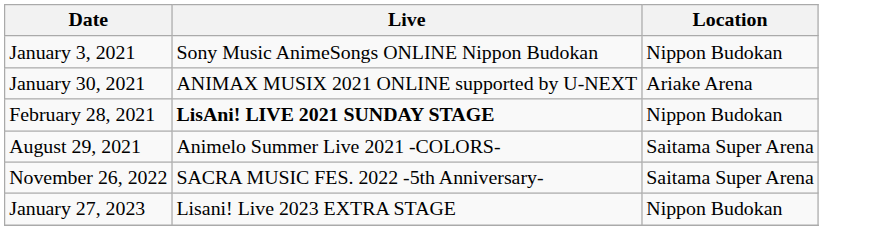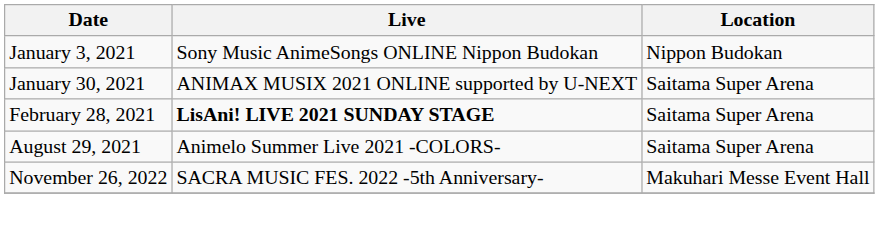(699, 83) Ariake Arena -> (730, 83) Saitama Super Arena
(714, 114) Nippon Budokan -> (730, 114) Saitama Super Arena
(730, 177) Saitama Super Arena -> (758, 177) Makuhari Messe Event Hall
- row: (77, 209)
